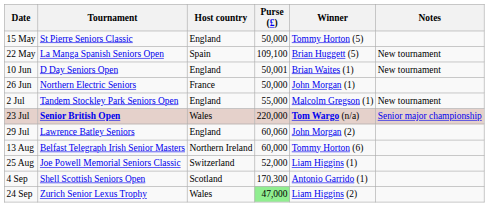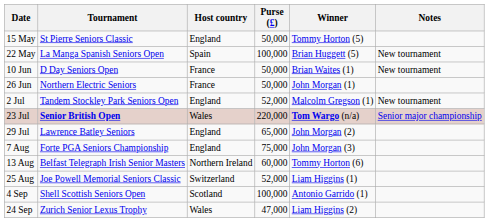(272, 54) 109,100 -> (272, 54) 100,000
(205, 70) England -> (202, 70) France
(274, 70) 50,001 -> (274, 70) 50,000
(274, 101) 55,000 -> (274, 101) 52,000
(274, 132) 60,060 -> (274, 132) 65,000
+ row: (18, 147)
(272, 179) 170,300 -> (272, 194) 100,000
(274, 194) lightgreen background -> (274, 210) no background
